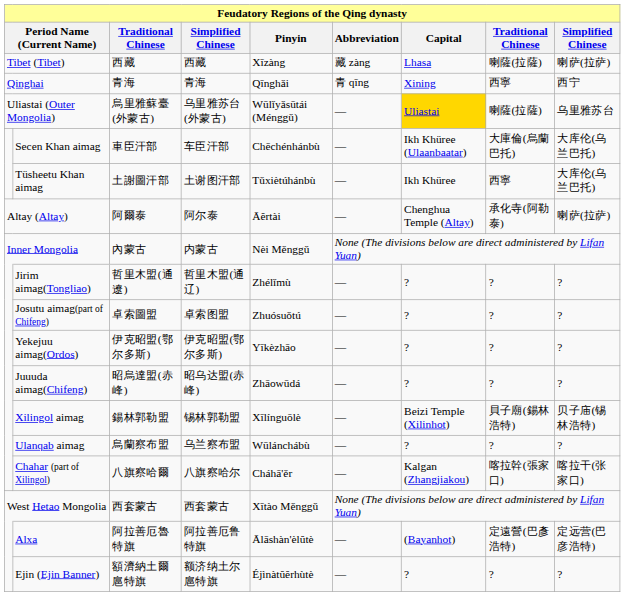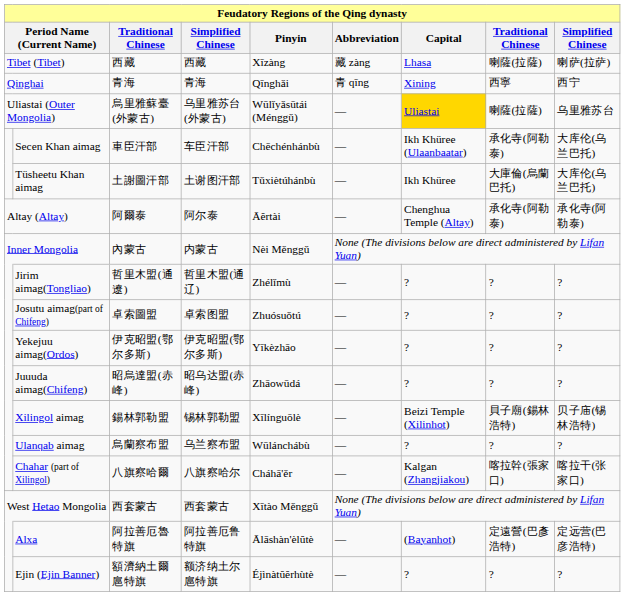(519, 145) 大庫倫(烏蘭巴托) -> (519, 145) 承化寺(阿勒泰)
(500, 180) 西寧 -> (519, 180) 大庫倫(烏蘭巴托)
(584, 215) 喇萨(拉萨) -> (582, 215) 承化寺(阿勒泰)
